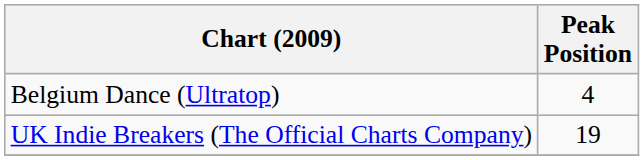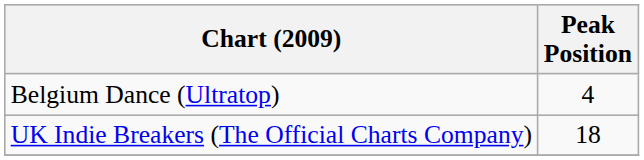(588, 134) 19 -> (588, 134) 18
